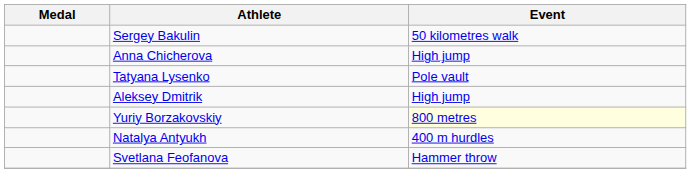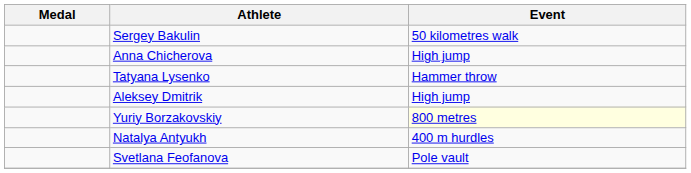(440, 77) Pole vault -> (454, 77) Hammer throw
(454, 158) Hammer throw -> (440, 158) Pole vault
